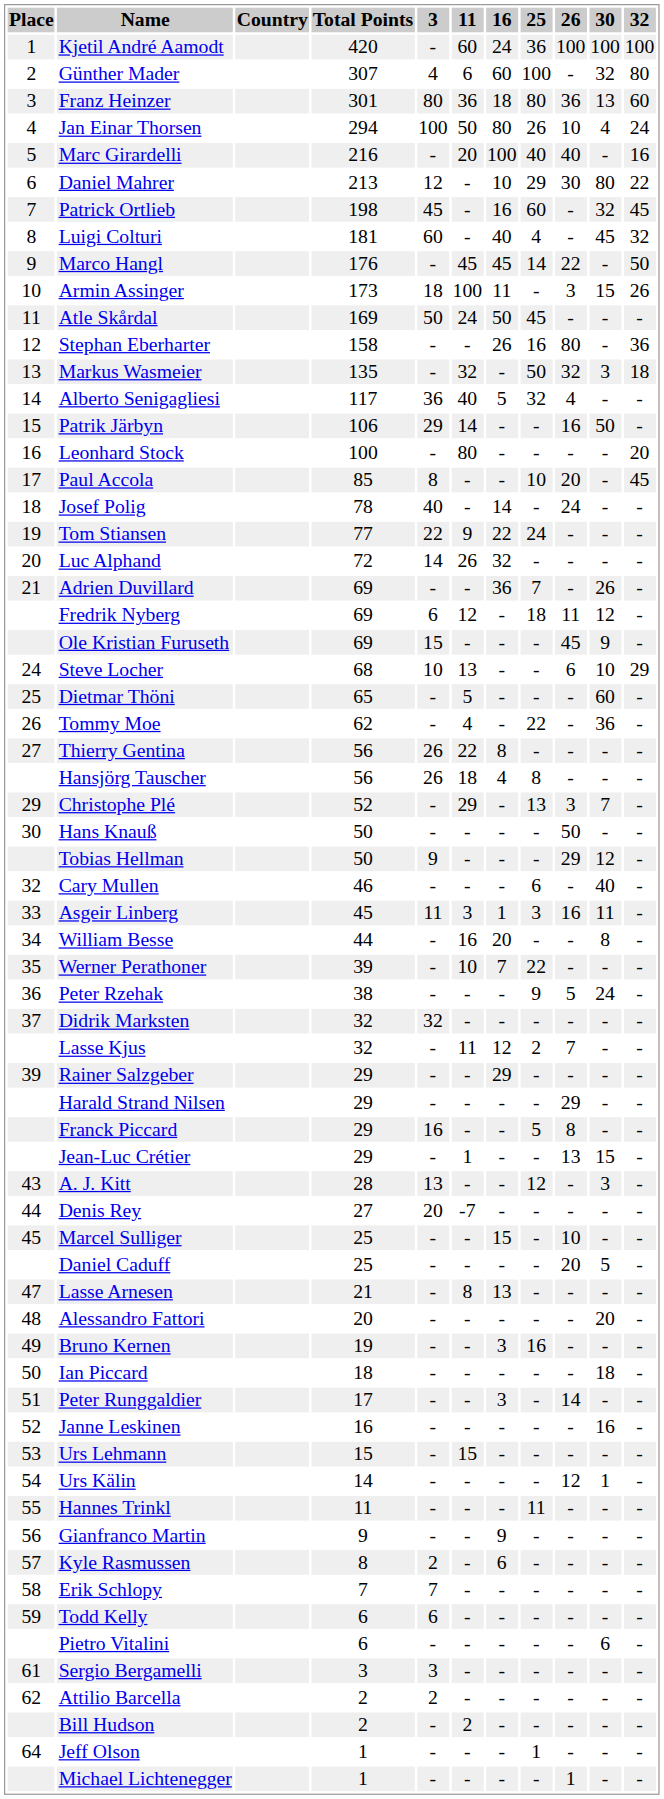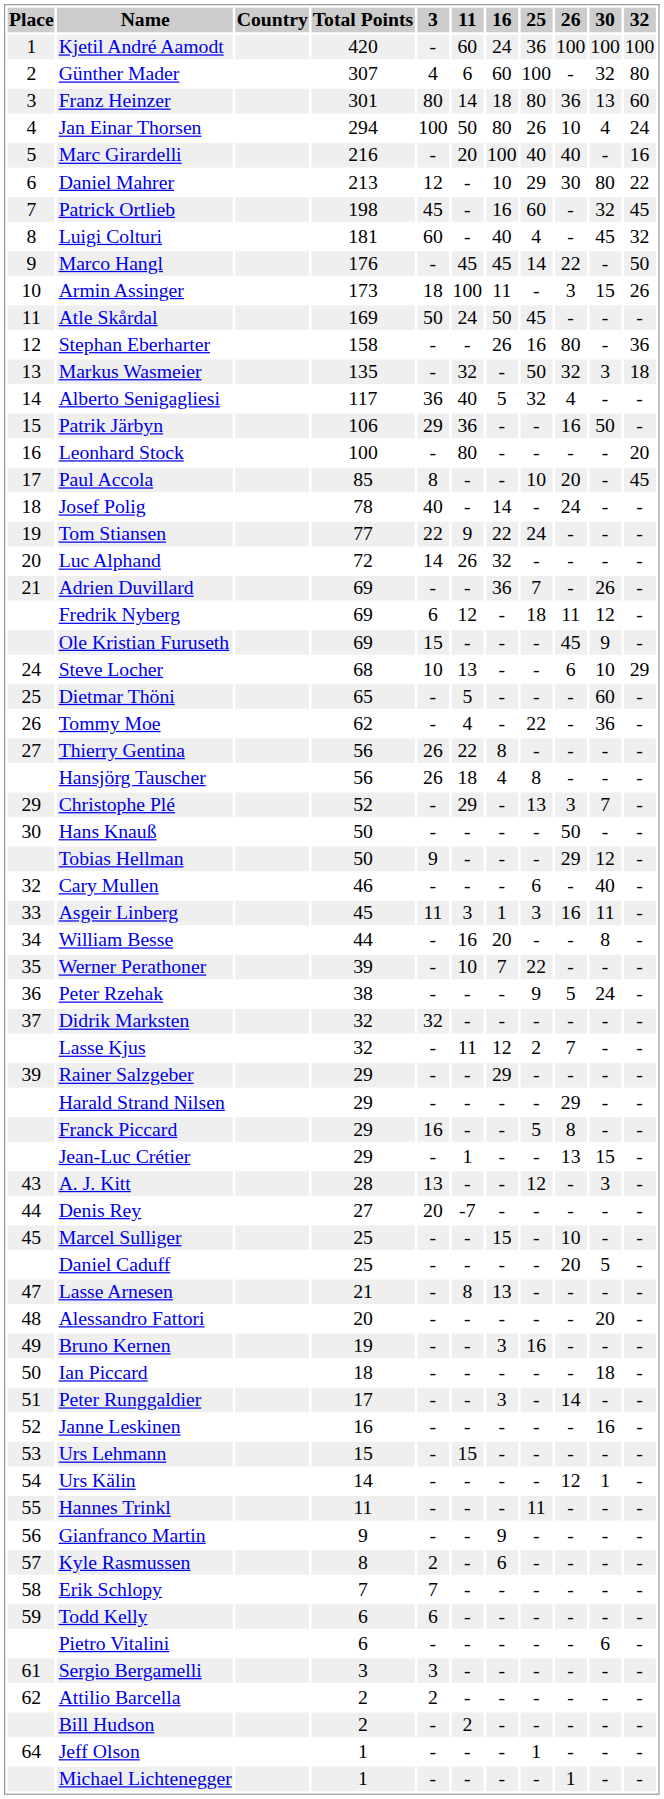(467, 101) 36 -> (467, 101) 14
(467, 425) 14 -> (467, 425) 36
